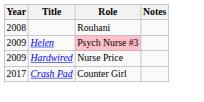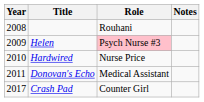(16, 58) 2009 -> (16, 58) 2010
+ row: (63, 74)
